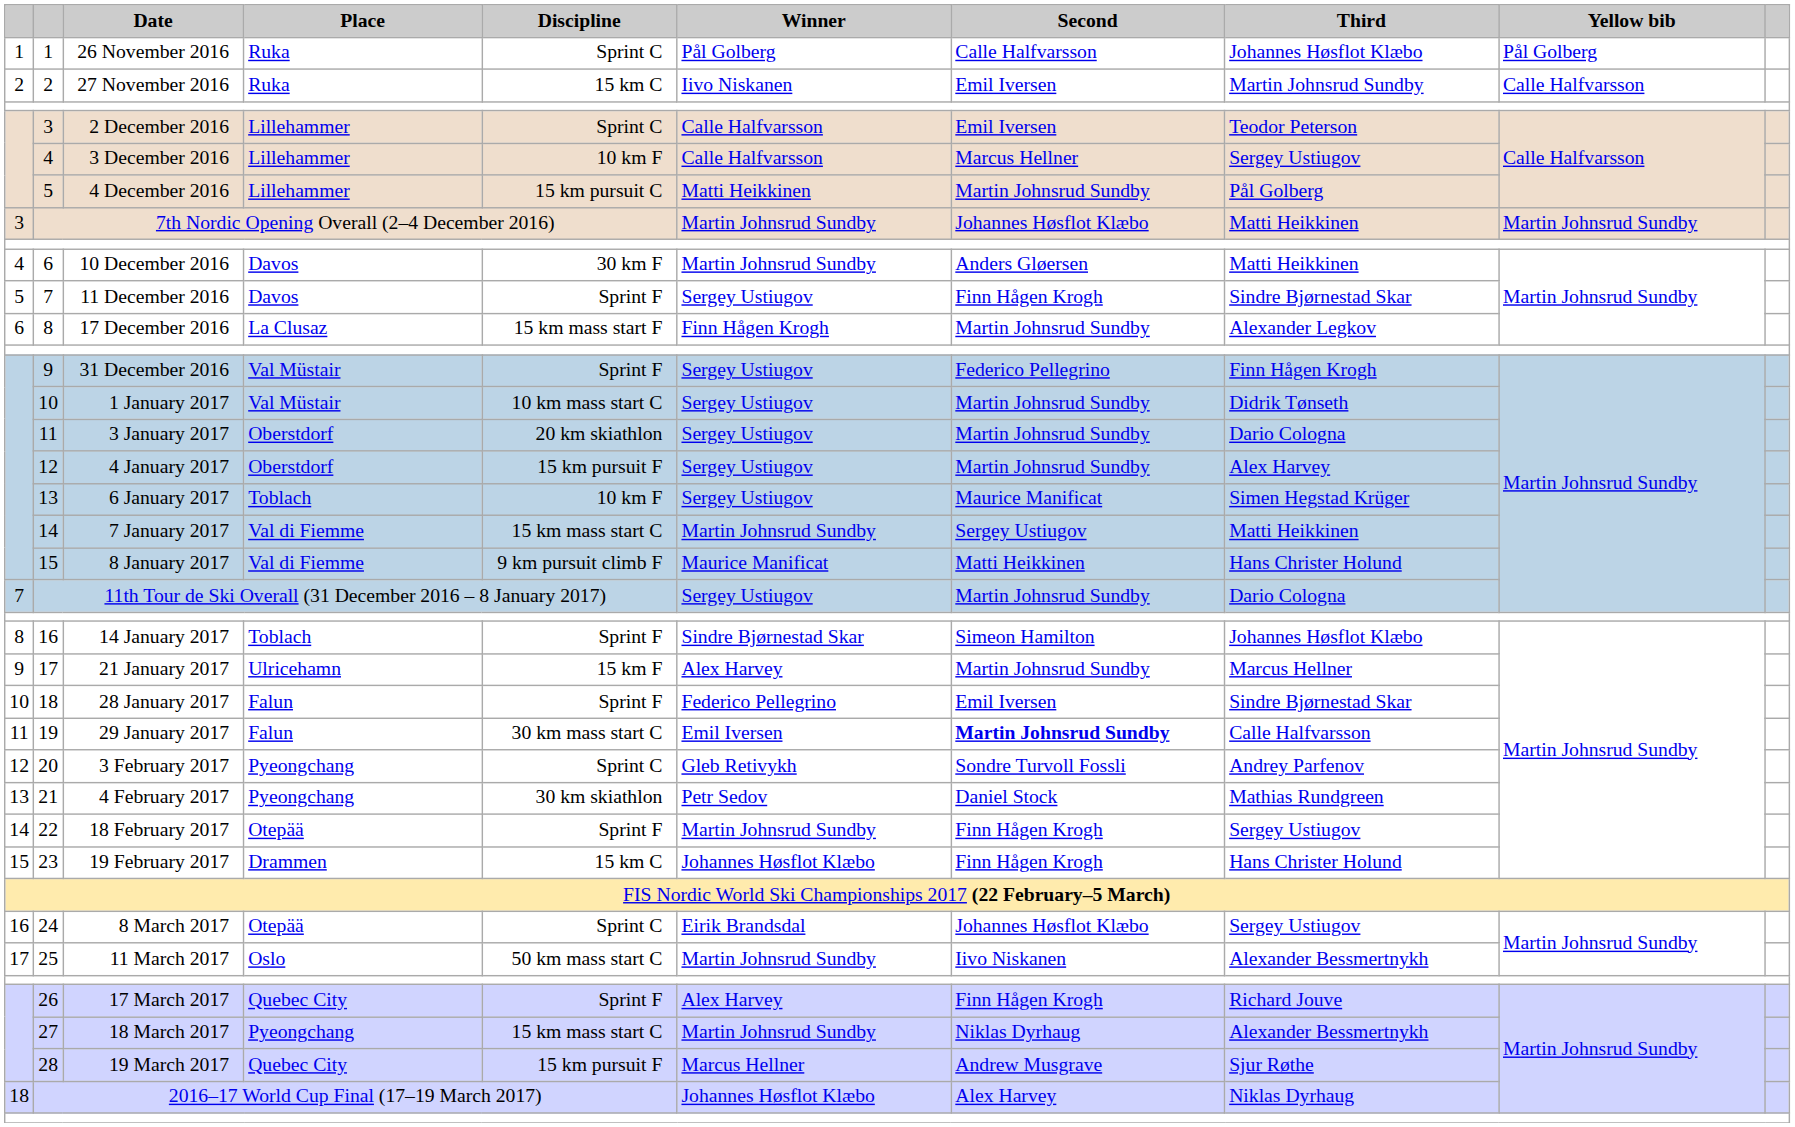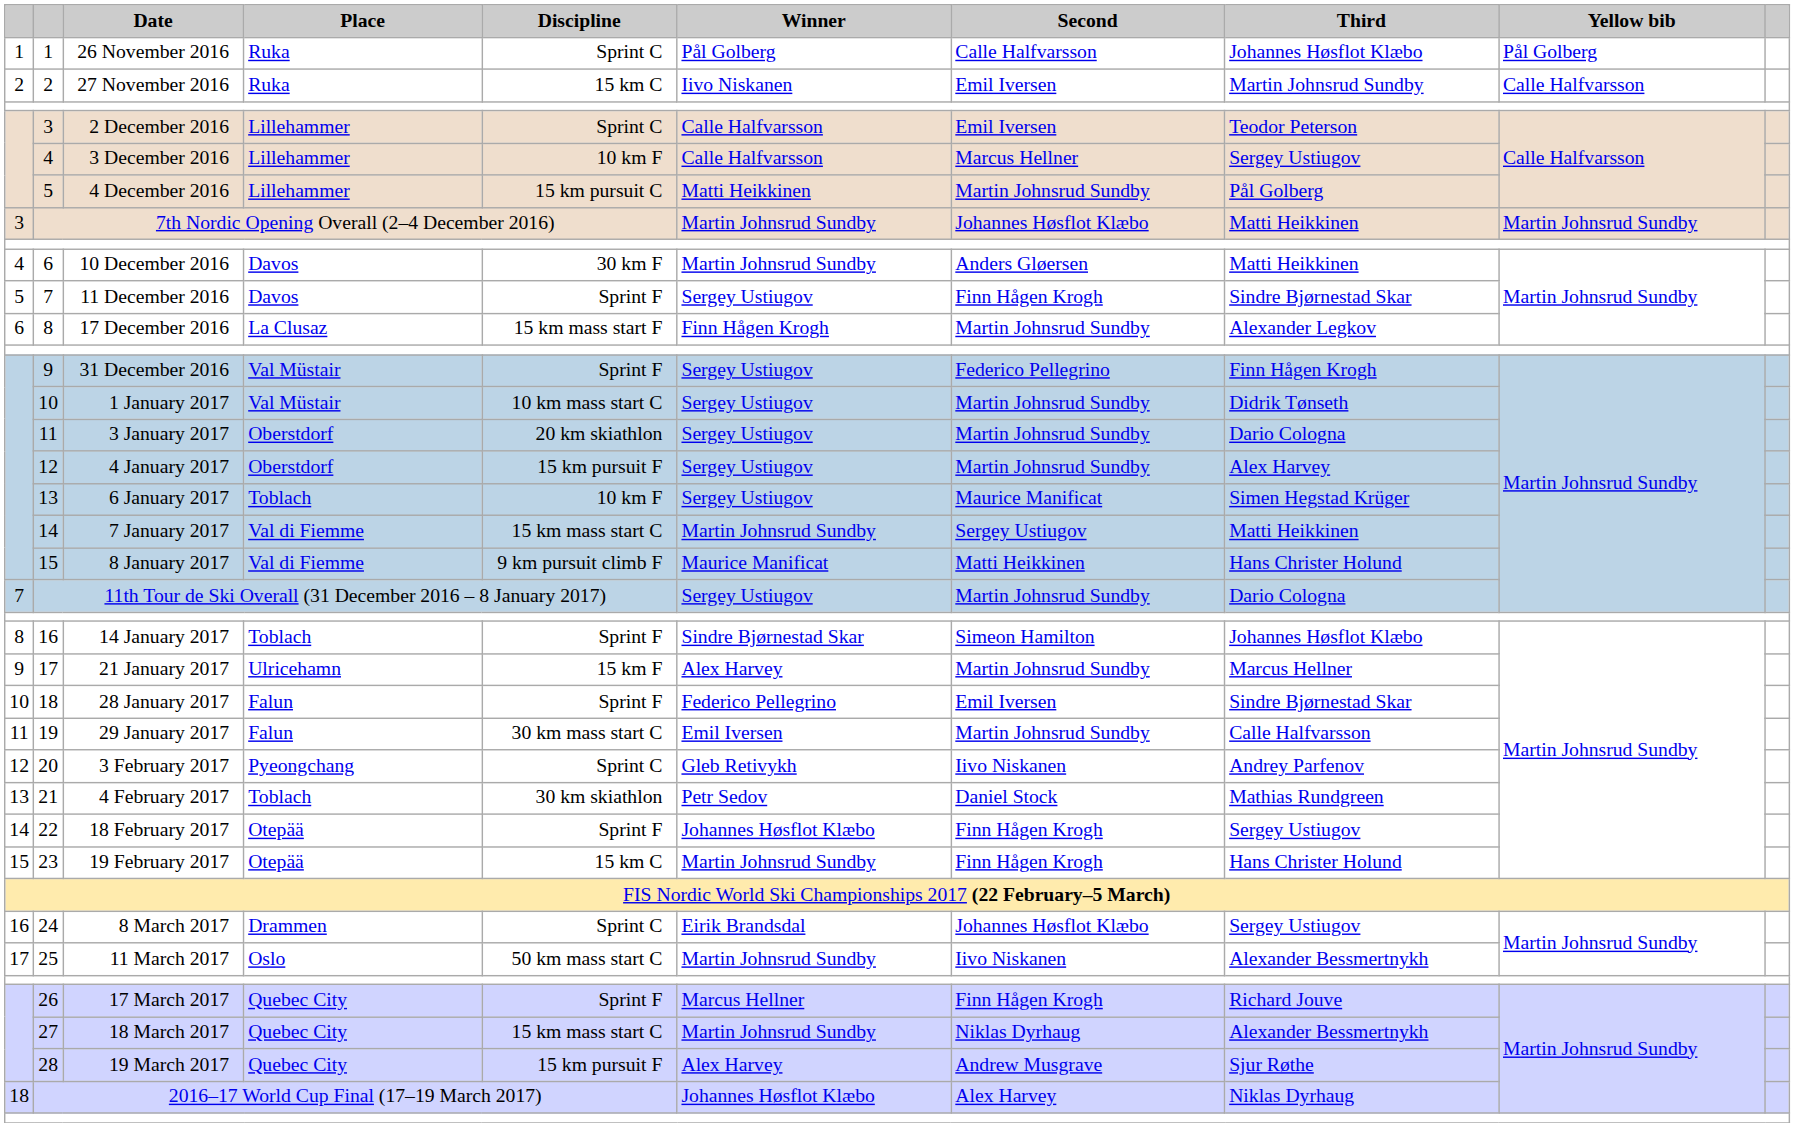(1062, 733) bold -> (1053, 733) normal
(1041, 765) Sondre Turvoll Fossli -> (1011, 765) Iivo Niskanen
(301, 797) Pyeongchang -> (280, 797) Toblach
(779, 829) Martin Johnsrud Sundby -> (778, 829) Johannes Høsflot Klæbo
(287, 861) Drammen -> (276, 861) Otepää
(778, 861) Johannes Høsflot Klæbo -> (779, 861) Martin Johnsrud Sundby
(276, 926) Otepää -> (287, 926) Drammen
(732, 999) Alex Harvey -> (743, 999) Marcus Hellner
(301, 1032) Pyeongchang -> (298, 1032) Quebec City
(743, 1064) Marcus Hellner -> (732, 1064) Alex Harvey
